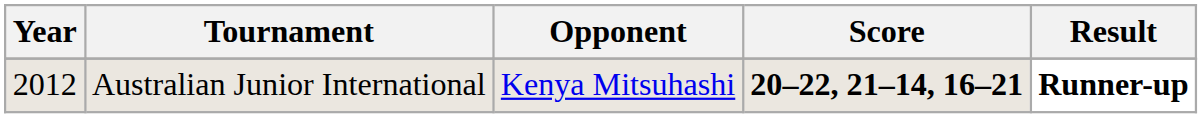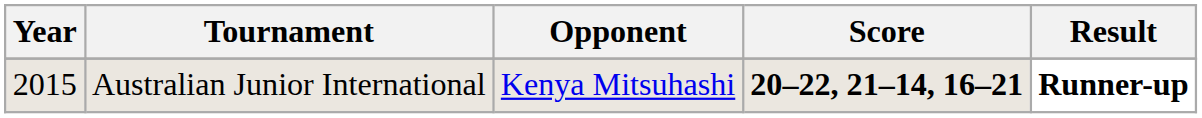(45, 84) 2012 -> (45, 84) 2015
